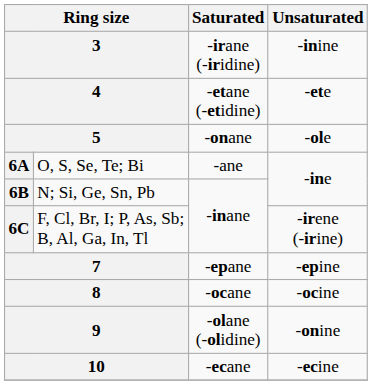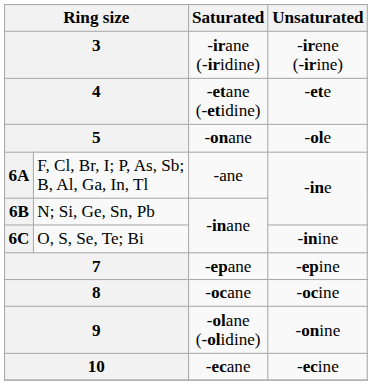(318, 45) -inine -> (318, 54) -irene (-irine)
(91, 165) O, S, Se, Te; Bi -> (111, 174) F, Cl, Br, I; P, As, Sb; B, Al, Ga, In, Tl
(111, 229) F, Cl, Br, I; P, As, Sb; B, Al, Ga, In, Tl -> (91, 238) O, S, Se, Te; Bi
(318, 229) -irene (-irine) -> (318, 238) -inine
